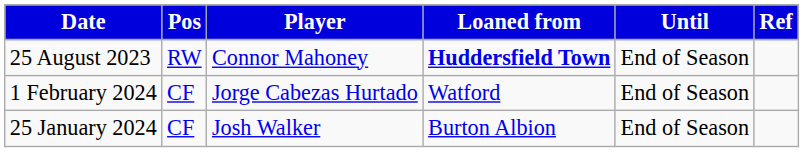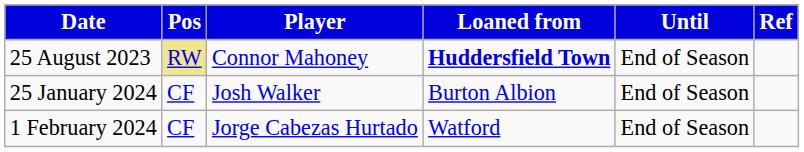(184, 57) no background -> (184, 57) khaki background
rows swapped: (83, 127) <-> (83, 92)
